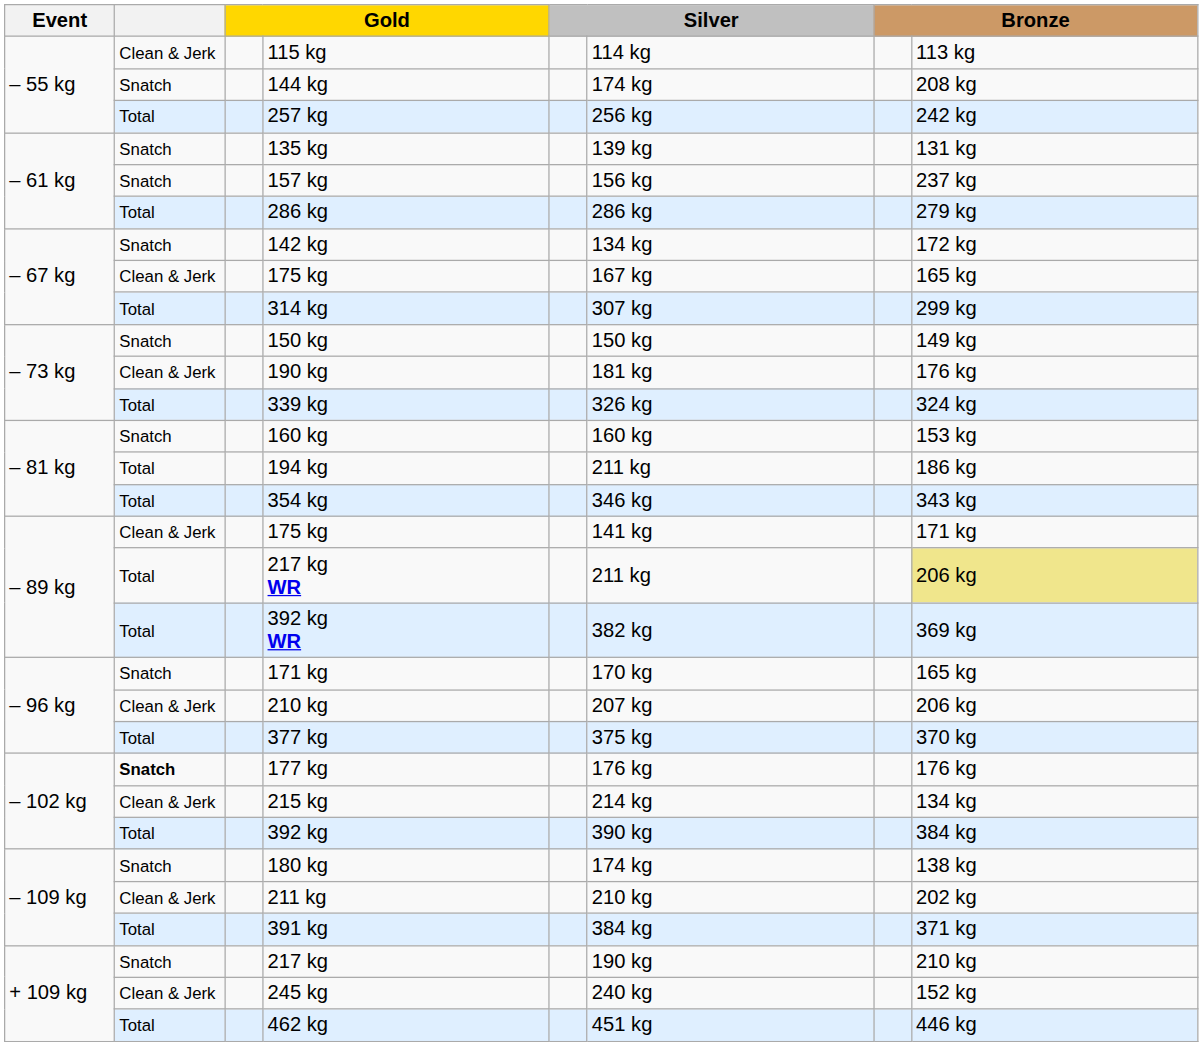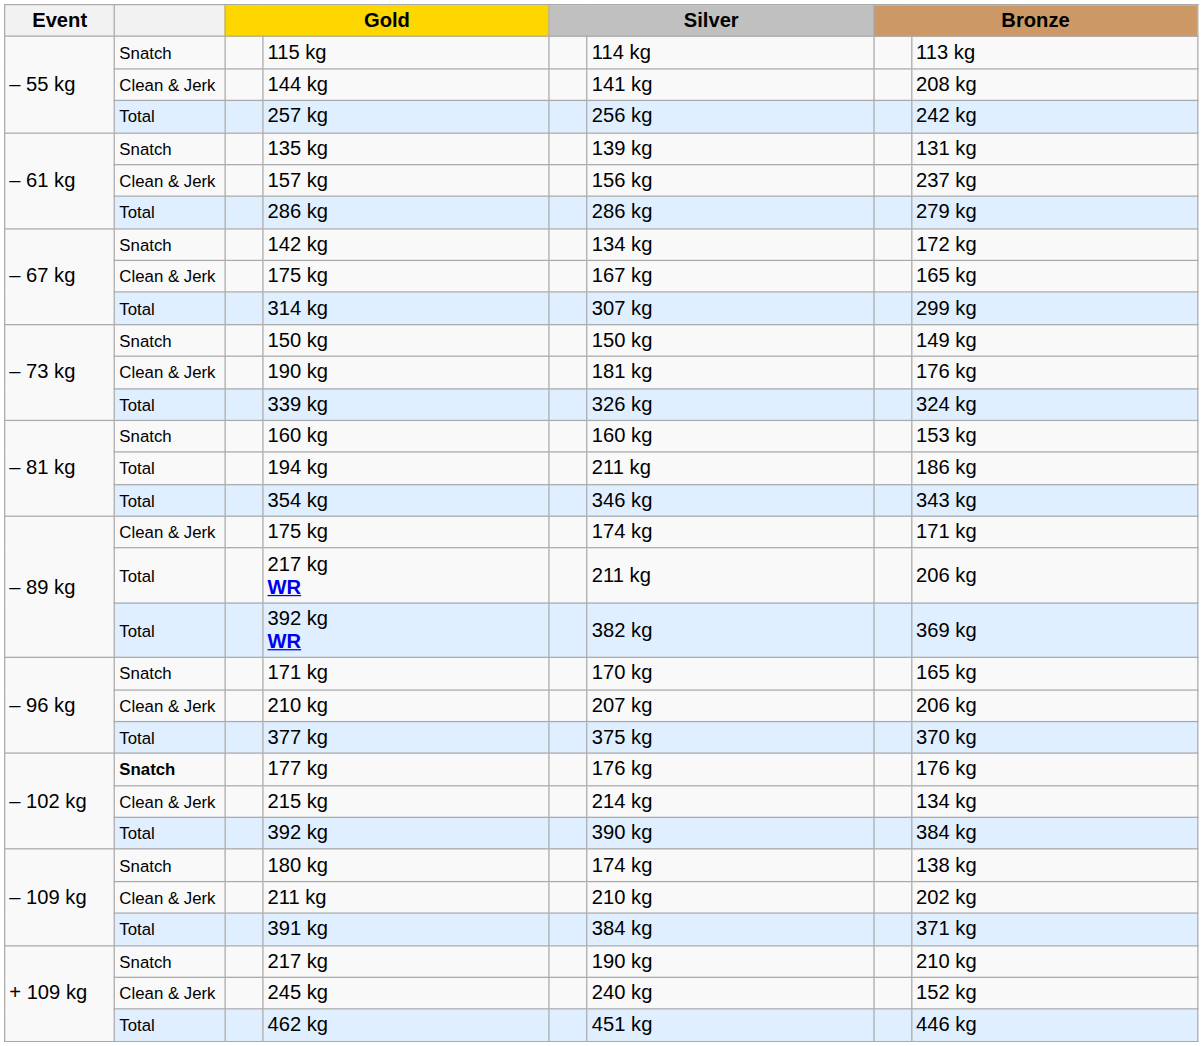(167, 53) Clean & Jerk -> (146, 53) Snatch
(146, 85) Snatch -> (167, 85) Clean & Jerk
(622, 84) 174 kg -> (622, 84) 141 kg
(146, 181) Snatch -> (167, 181) Clean & Jerk
(622, 532) 141 kg -> (622, 532) 174 kg
(946, 575) khaki background -> (946, 575) no background
